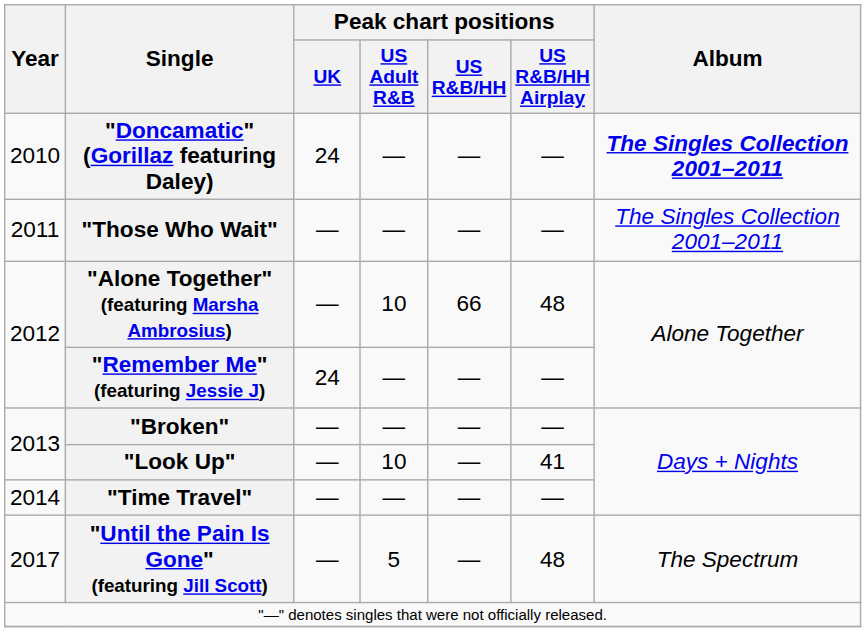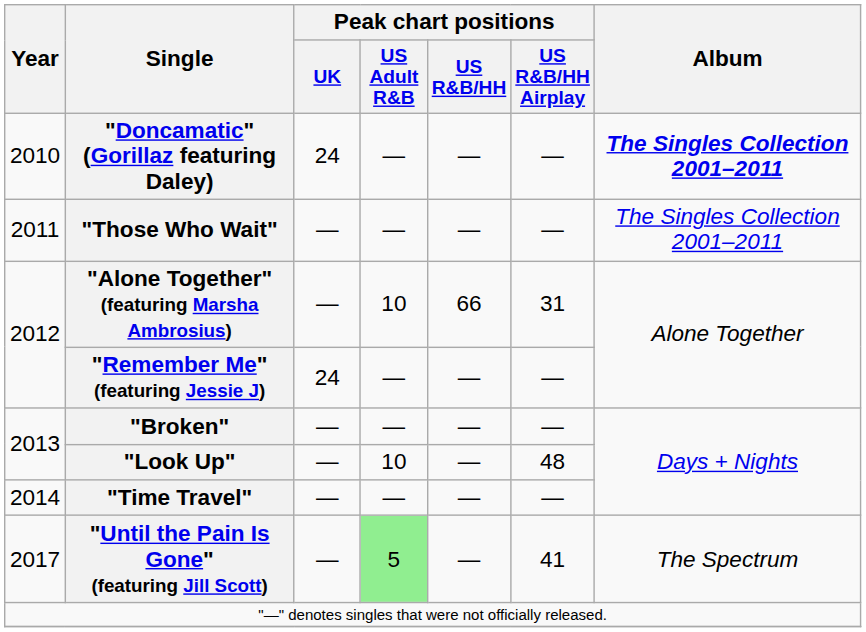(553, 303) 48 -> (553, 303) 31
(553, 461) 41 -> (553, 461) 48
(394, 558) no background -> (394, 558) lightgreen background
(553, 558) 48 -> (553, 558) 41
